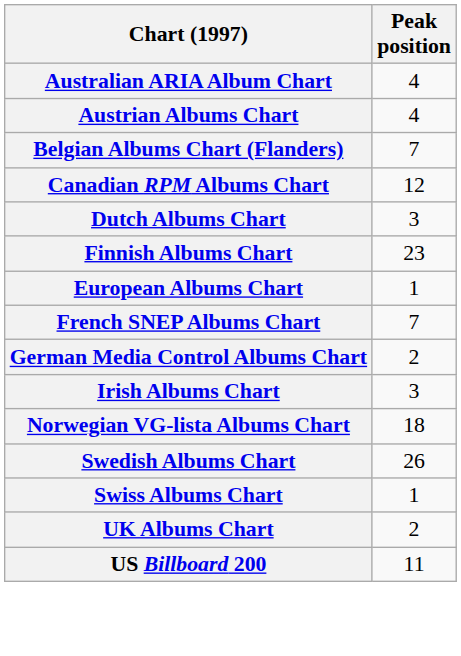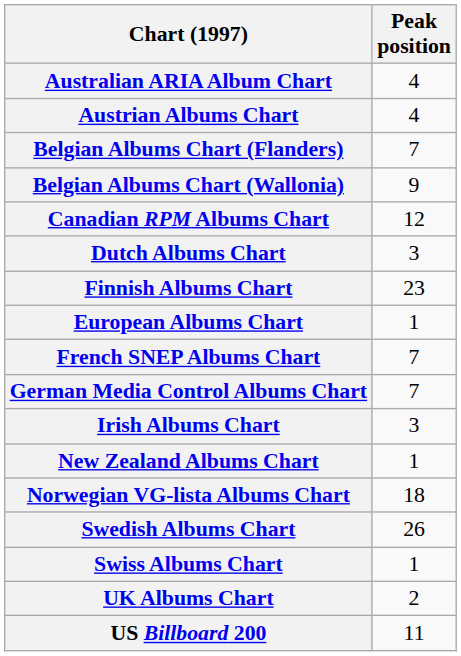+ row: (188, 184)
(414, 356) 2 -> (414, 391) 7
+ row: (188, 460)
